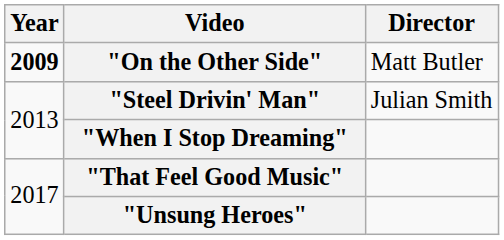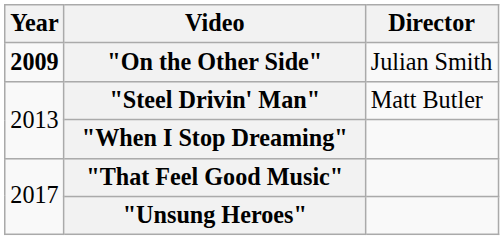(427, 61) Matt Butler -> (432, 61) Julian Smith
(432, 100) Julian Smith -> (427, 100) Matt Butler
